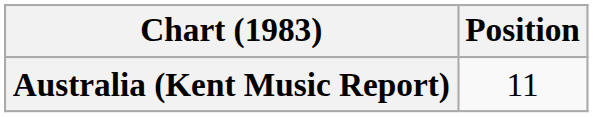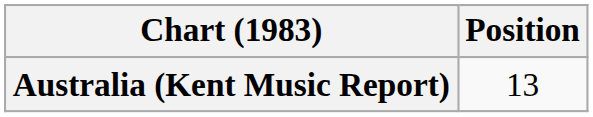(523, 83) 11 -> (523, 83) 13
